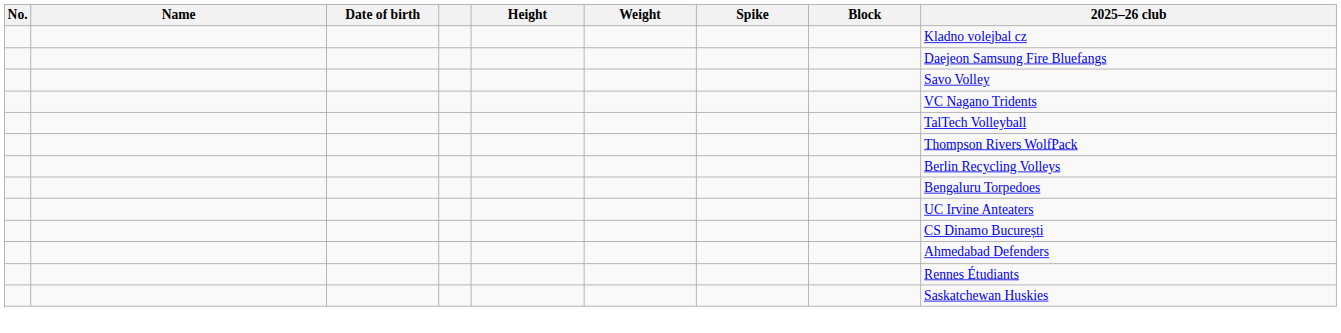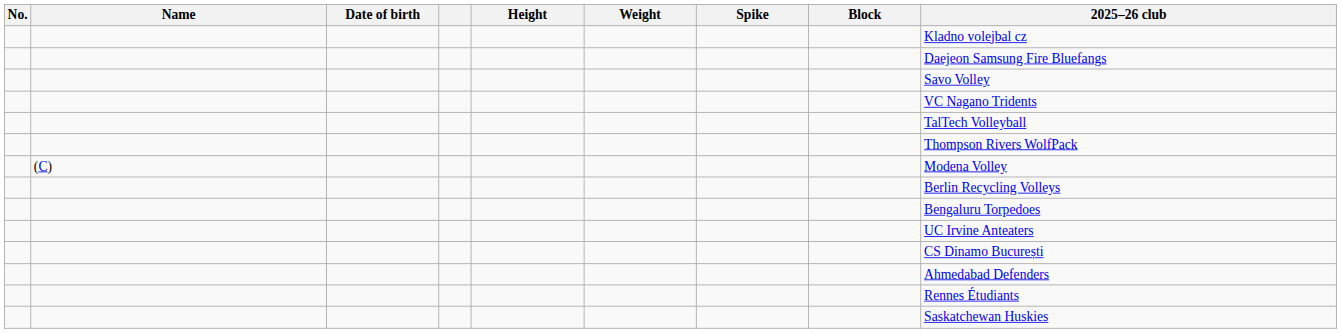+ row: (18, 166)
